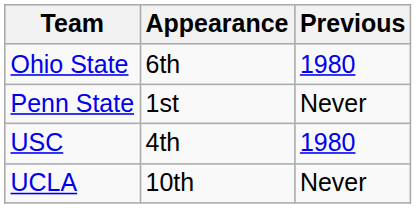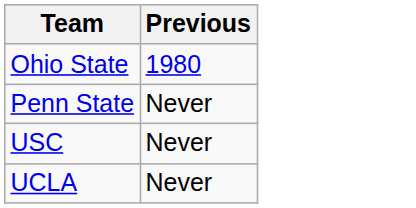- column: (217, 24)
(328, 143) 1980 -> (179, 143) Never
